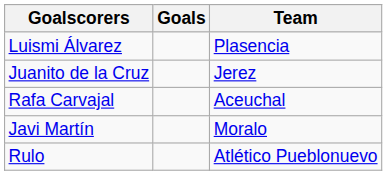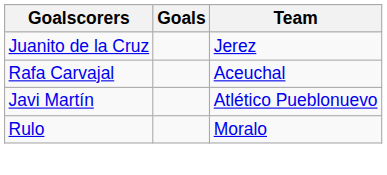- row: (65, 45)
(240, 128) Moralo -> (296, 101) Atlético Pueblonuevo
(296, 156) Atlético Pueblonuevo -> (240, 128) Moralo
